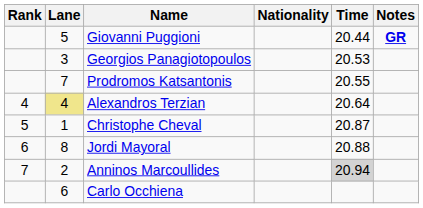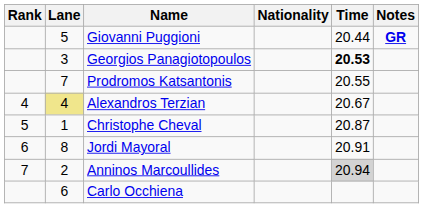(352, 59) normal -> (352, 59) bold
(352, 103) 20.64 -> (352, 103) 20.67
(352, 147) 20.88 -> (352, 147) 20.91
